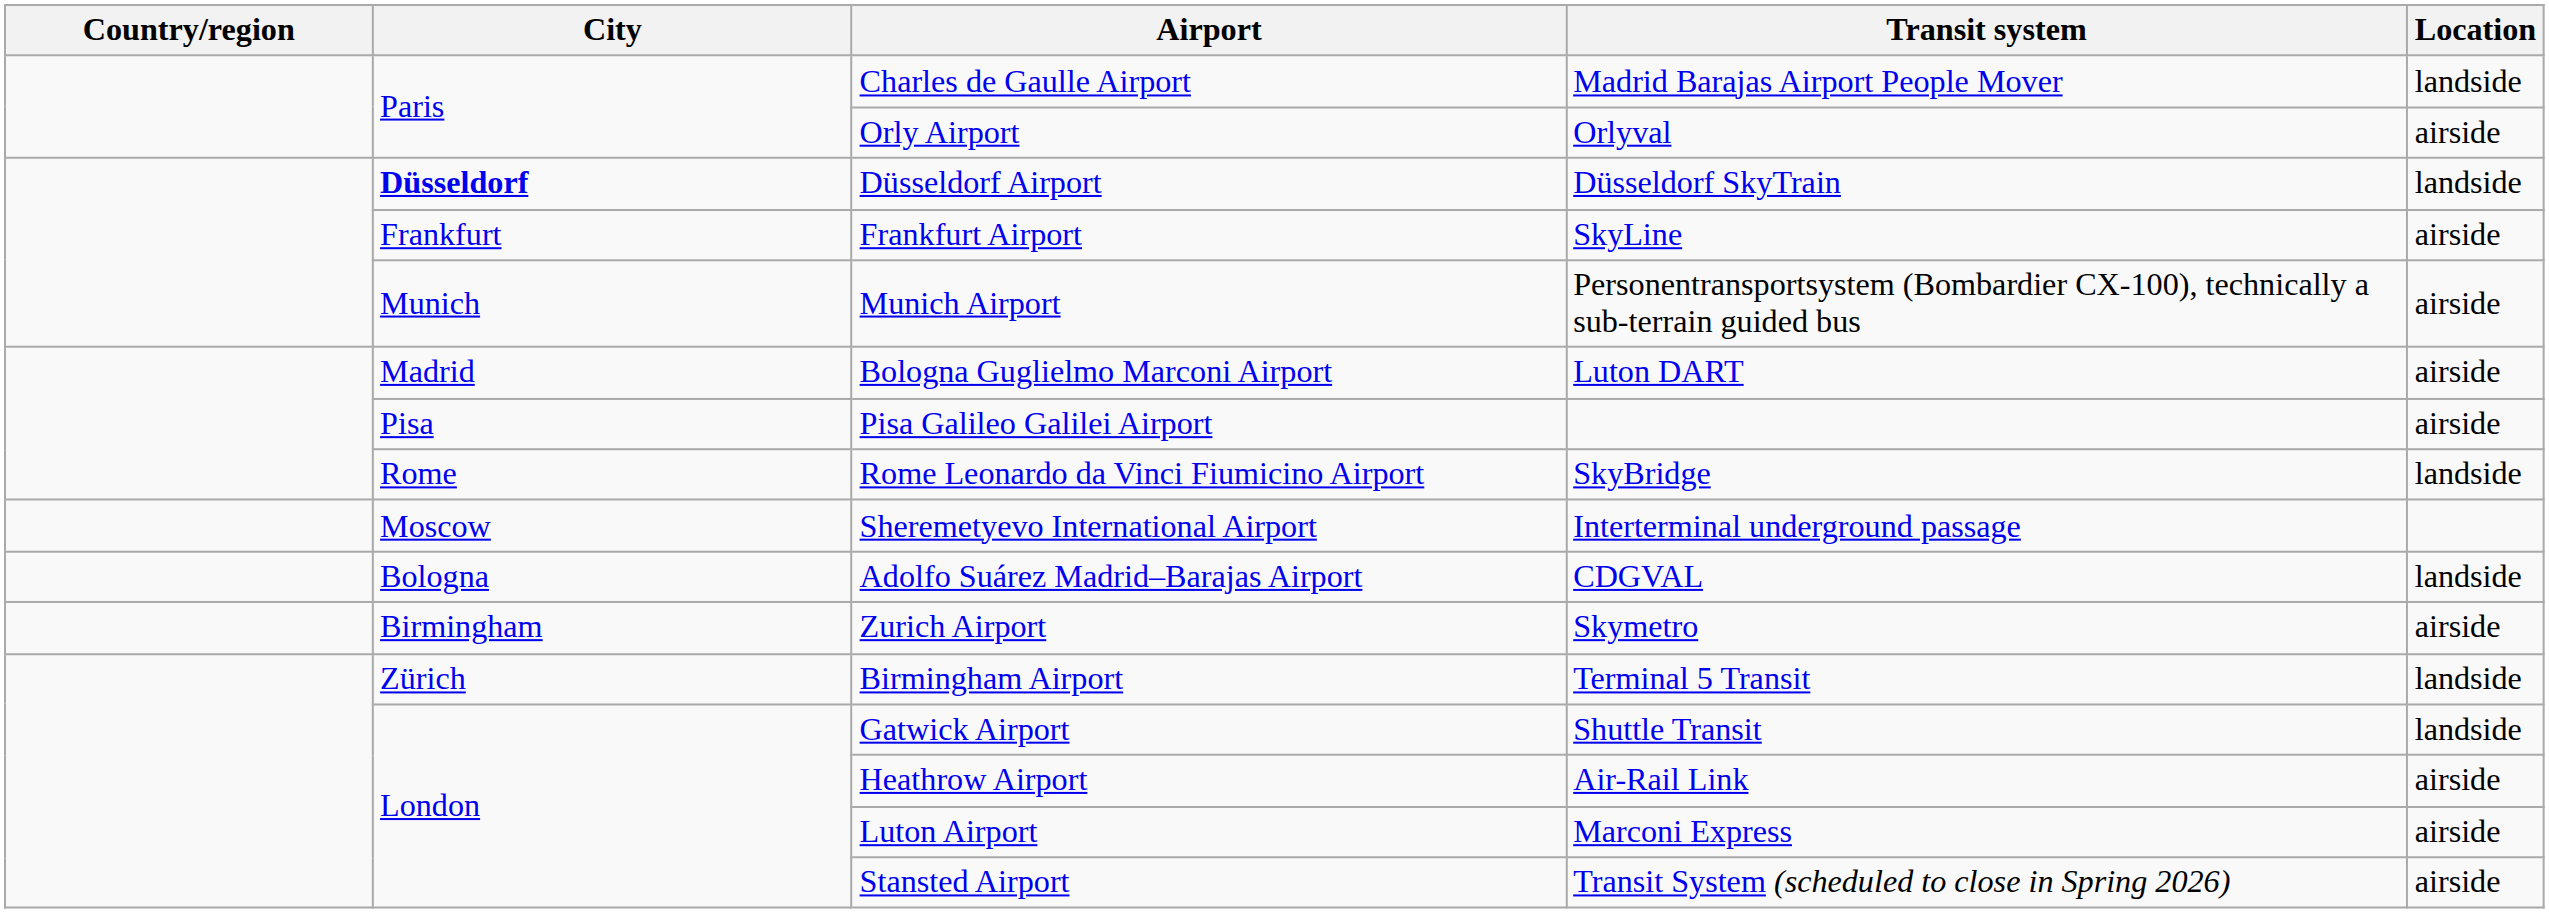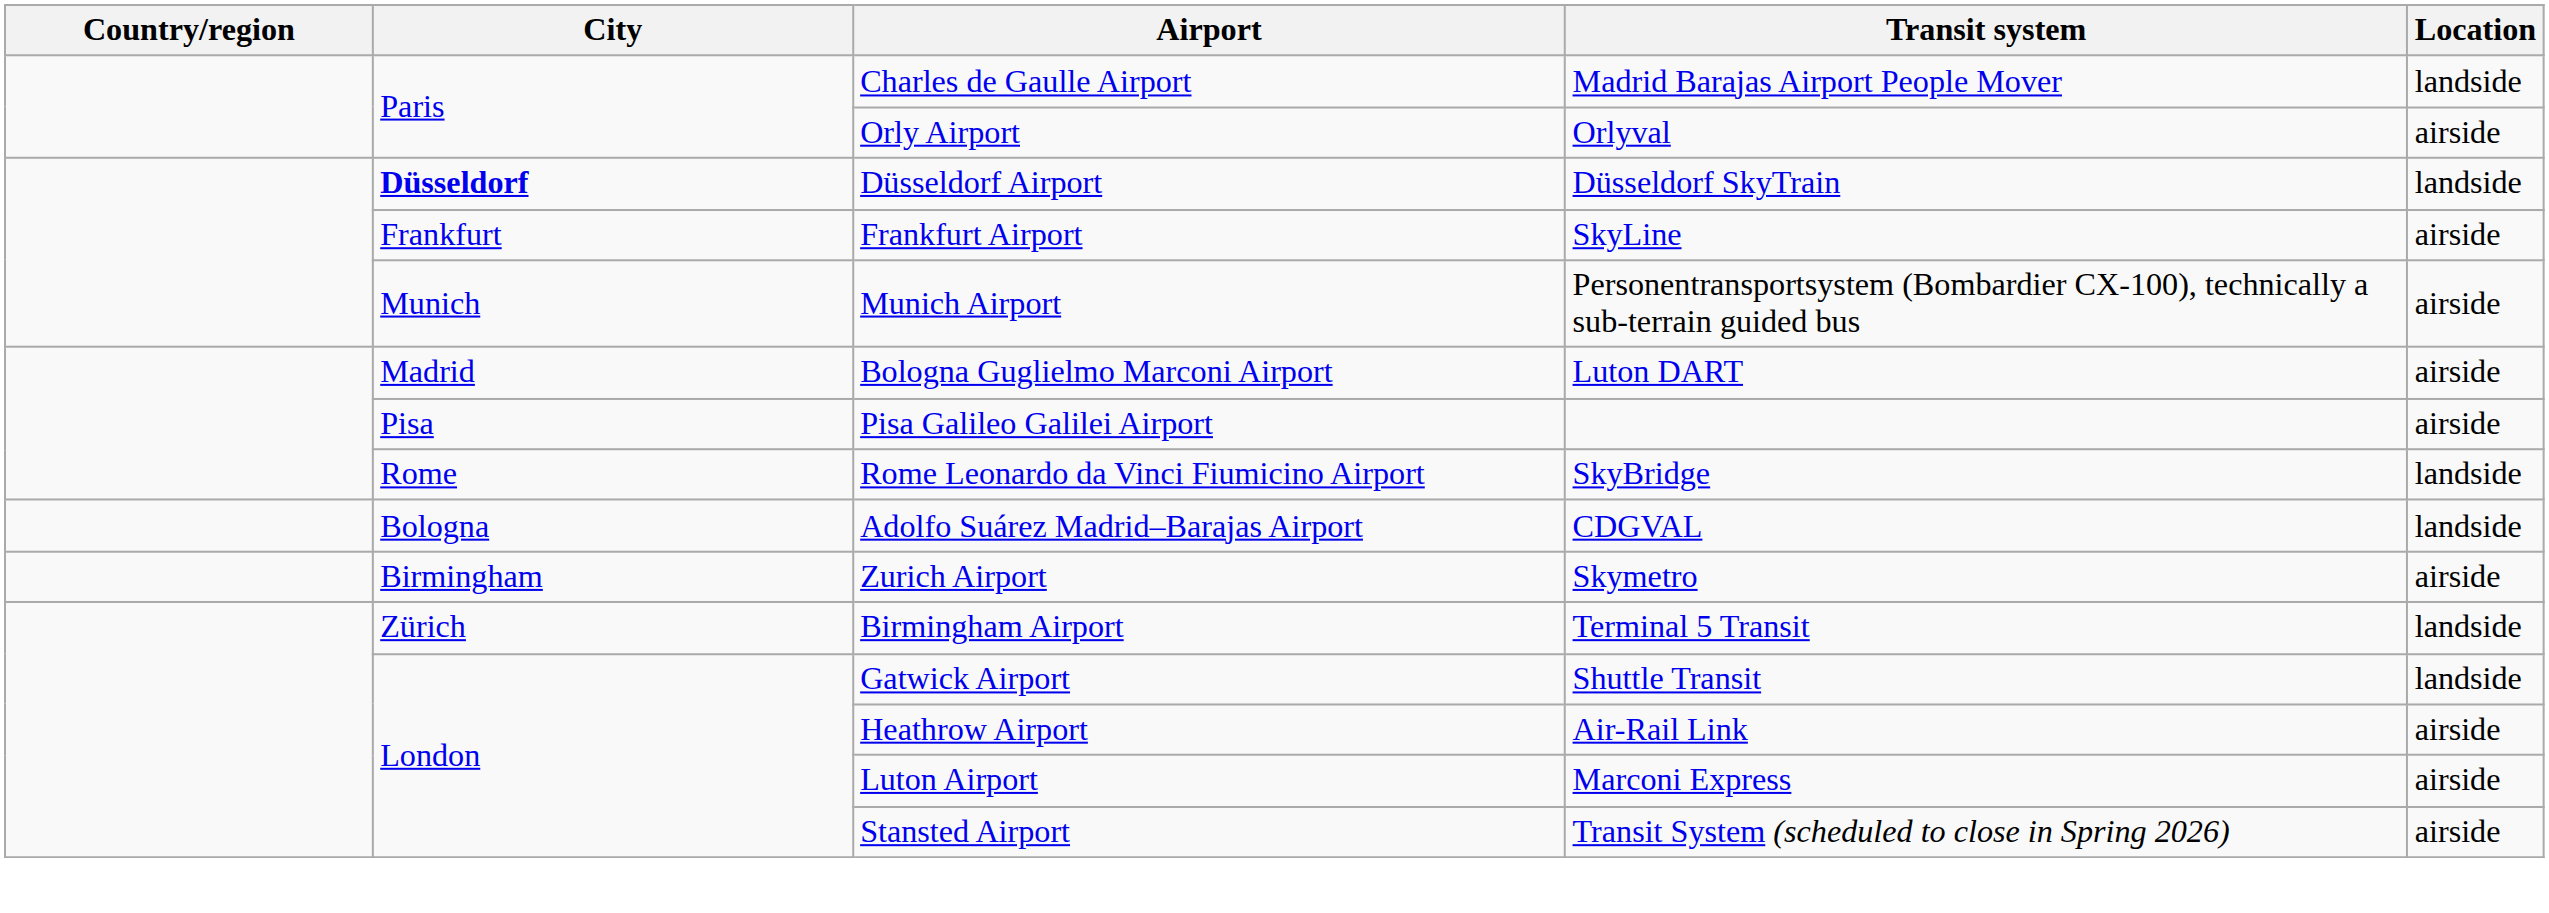- row: (1088, 525)
